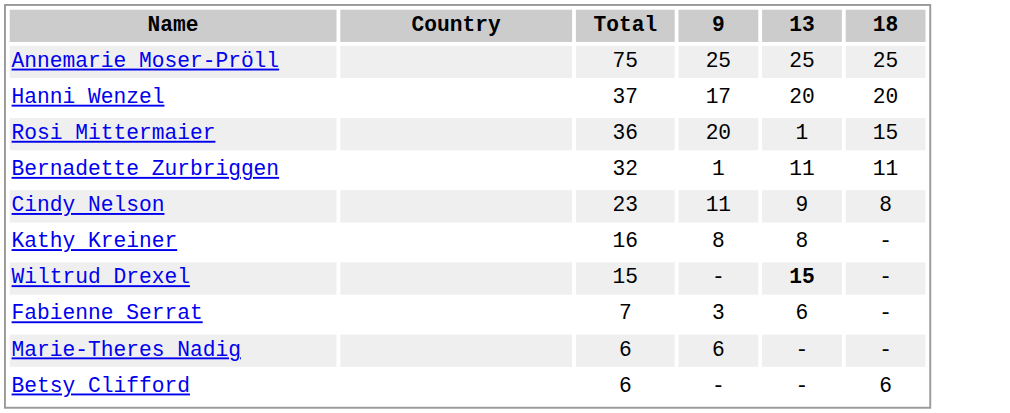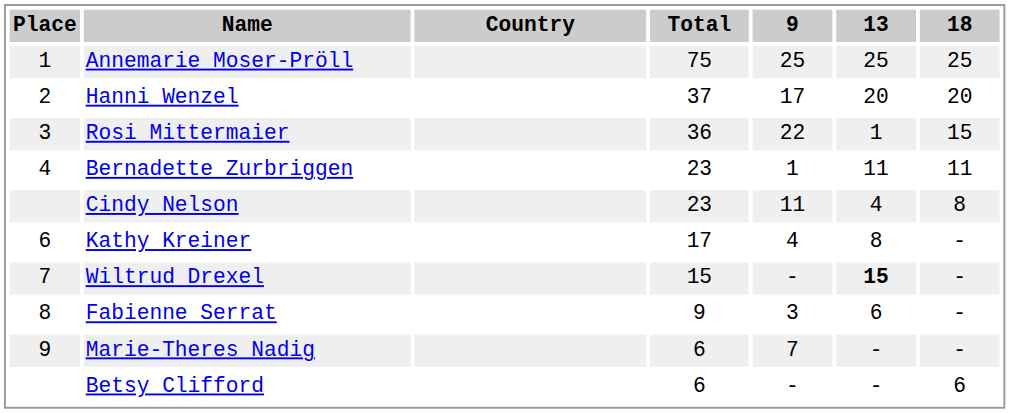+ column: (45, 25)
(718, 133) 20 -> (792, 133) 22
(625, 169) 32 -> (699, 169) 23
(802, 205) 9 -> (876, 205) 4
(625, 241) 16 -> (699, 241) 17
(718, 241) 8 -> (792, 241) 4
(625, 314) 7 -> (699, 314) 9
(718, 350) 6 -> (792, 350) 7
